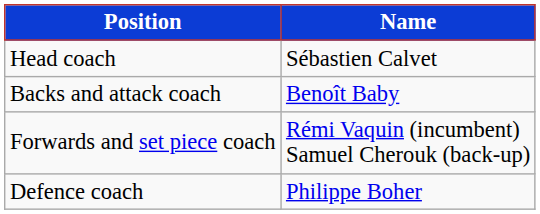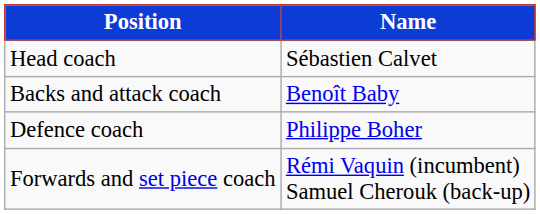rows swapped: (77, 190) <-> (143, 142)
